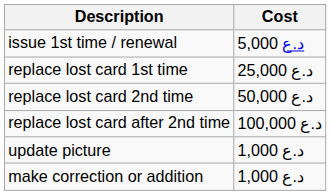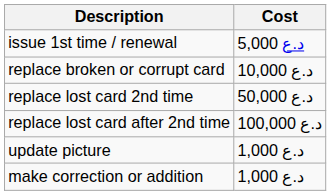+ row: (116, 70)
- row: (98, 70)
